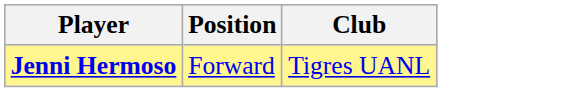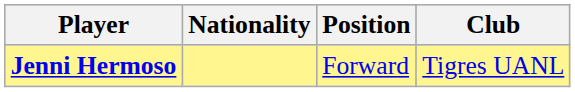+ column: (249, 24)
